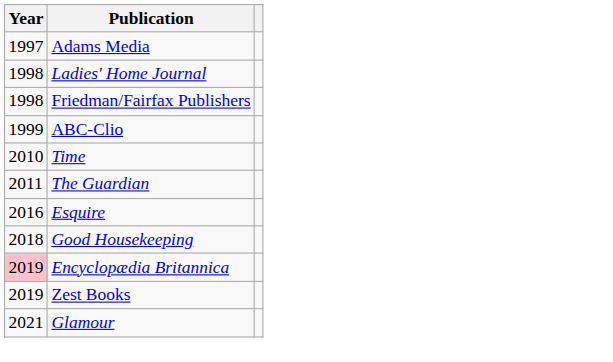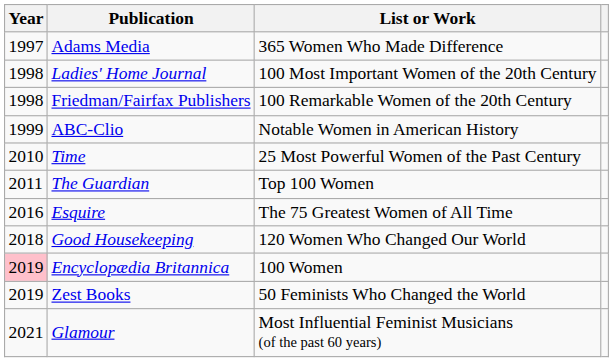+ column: (428, 18)
